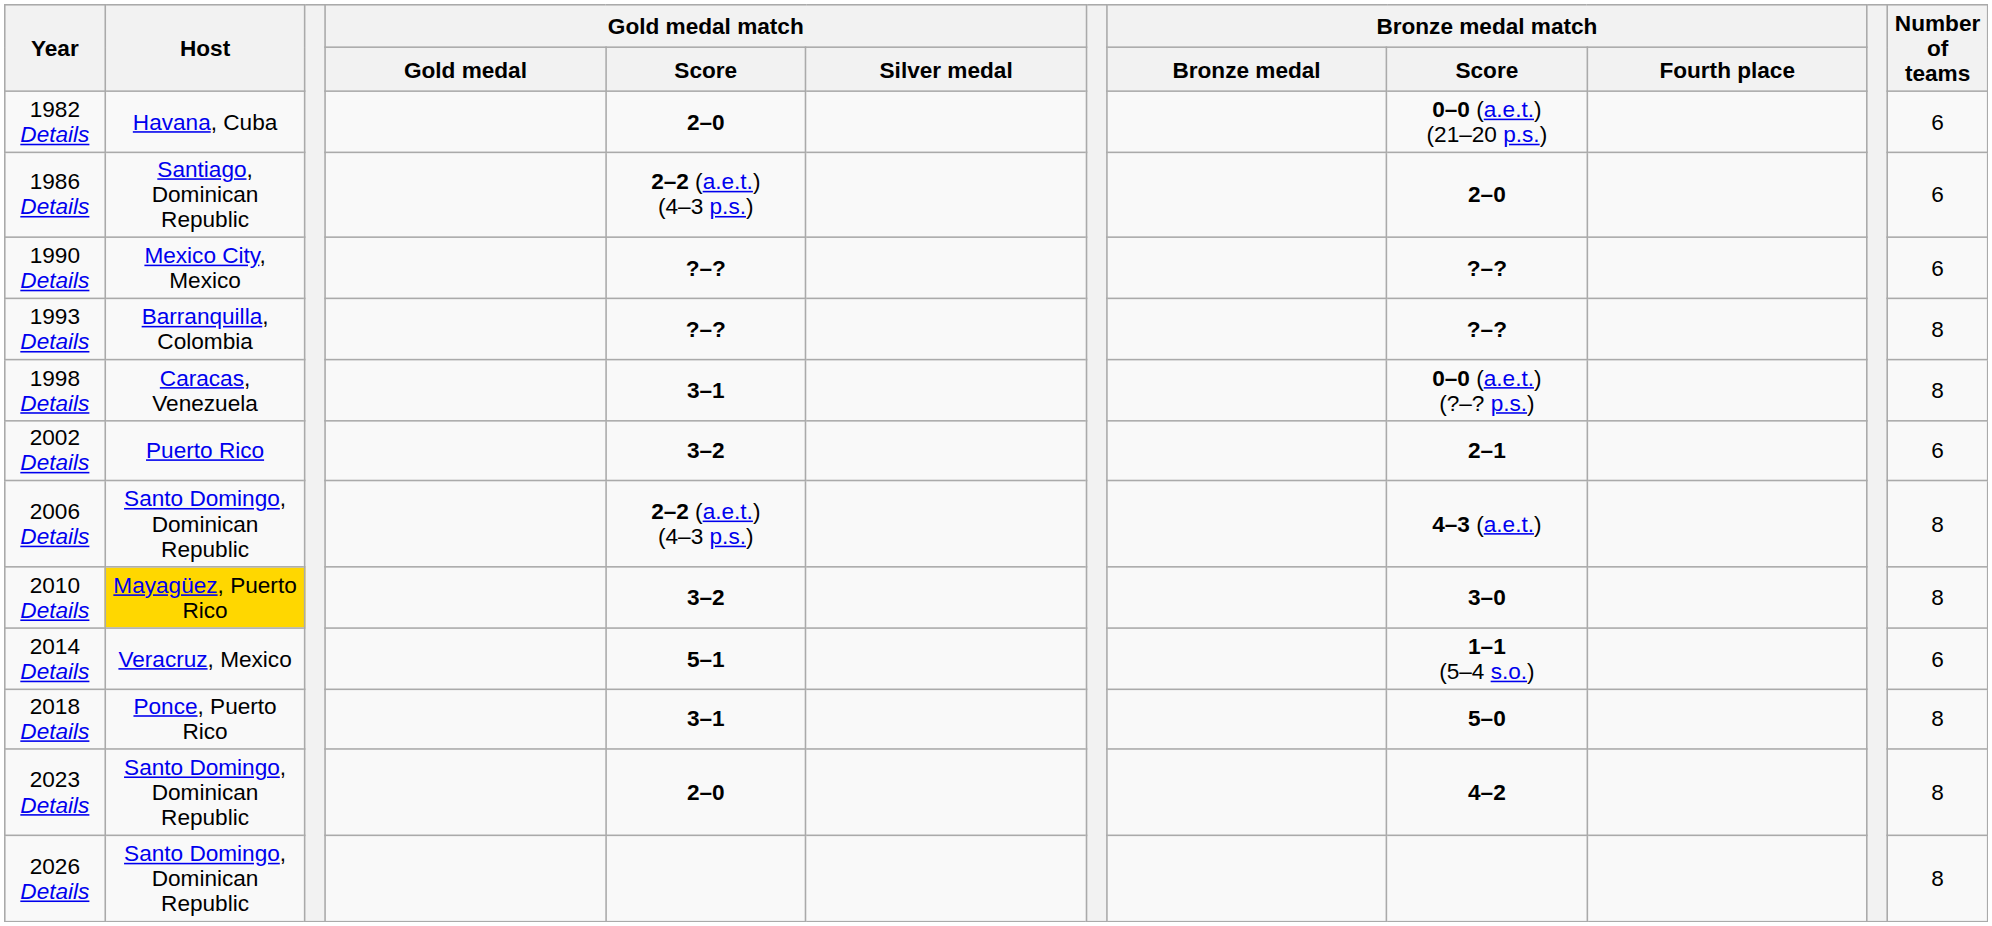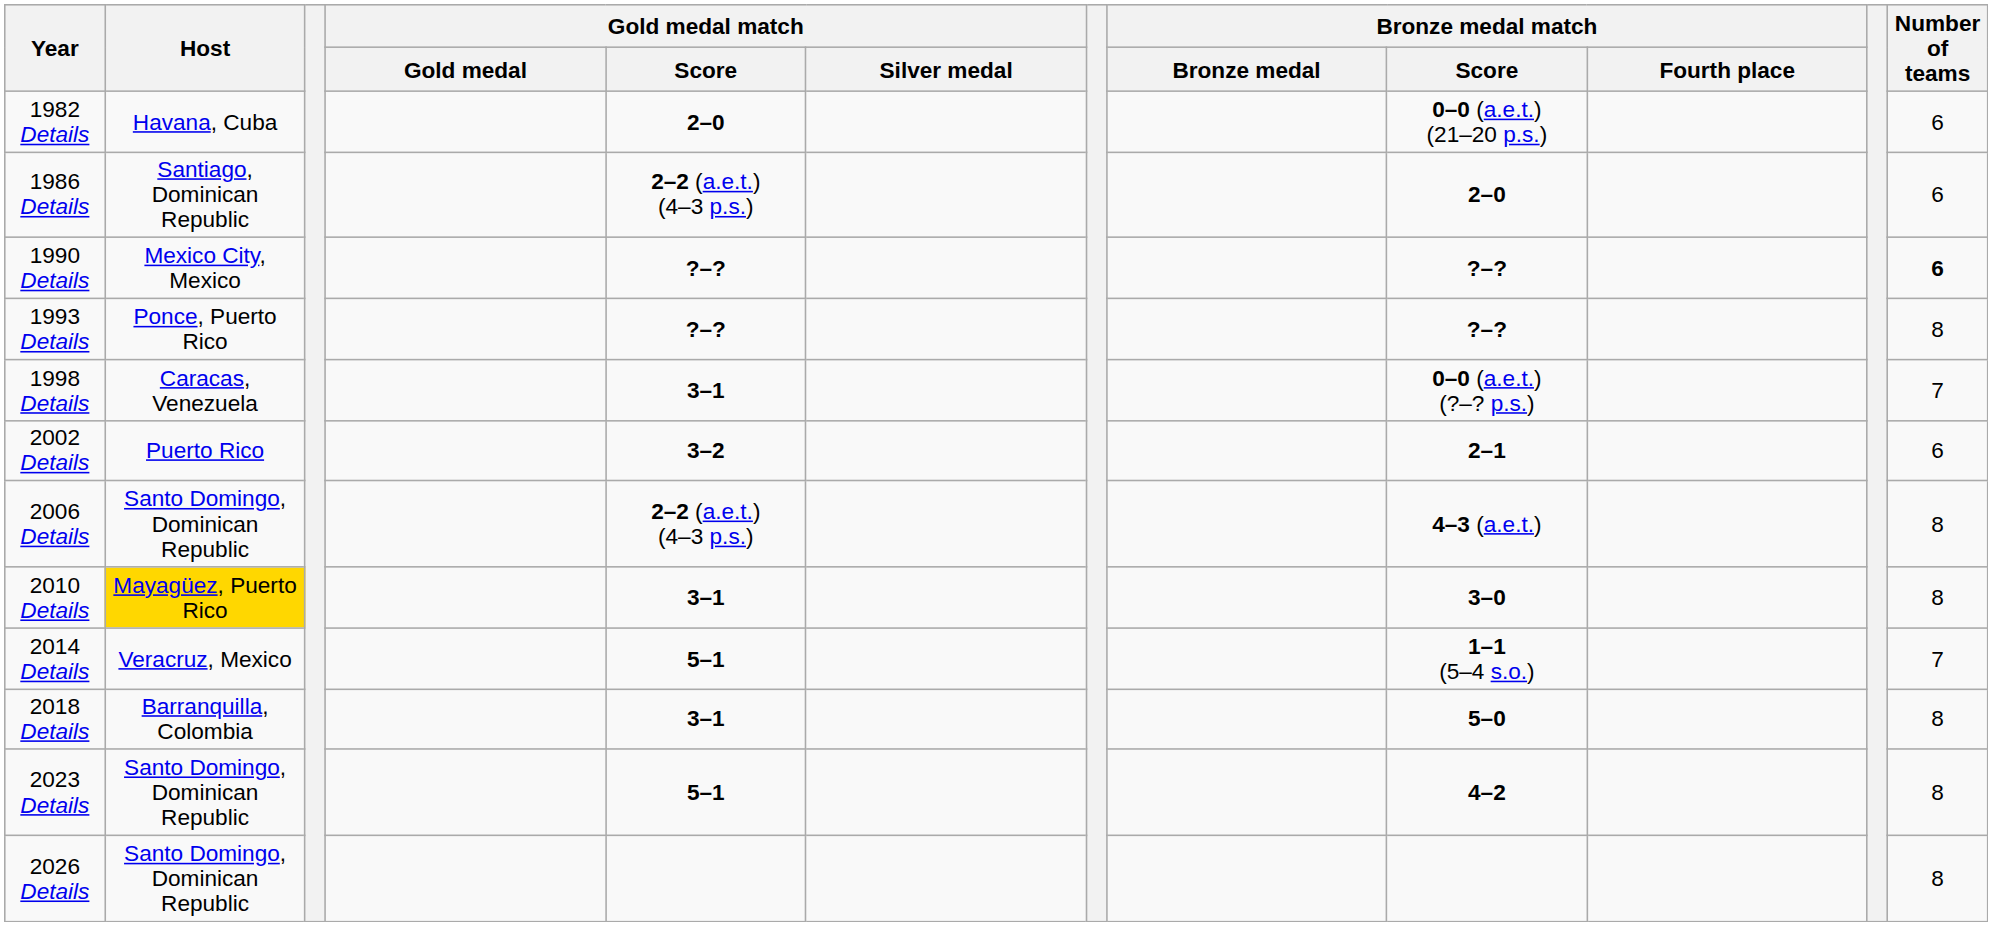(1938, 268) normal -> (1938, 268) bold
(205, 329) Barranquilla, Colombia -> (205, 329) Ponce, Puerto Rico
(1938, 390) 8 -> (1938, 390) 7
(706, 598) 3–2 -> (706, 598) 3–1
(1938, 658) 6 -> (1938, 658) 7
(205, 719) Ponce, Puerto Rico -> (205, 719) Barranquilla, Colombia
(706, 793) 2–0 -> (706, 793) 5–1
